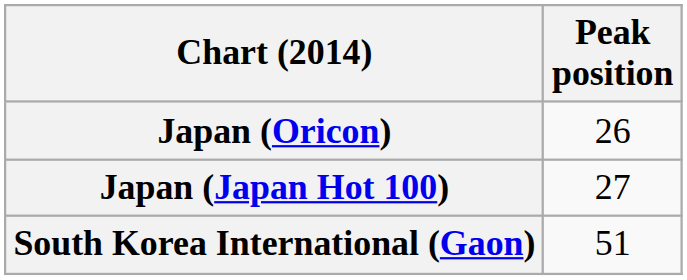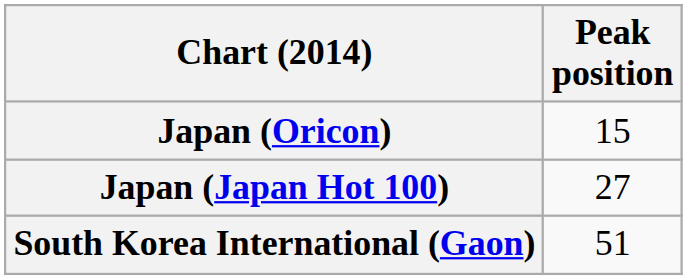(613, 130) 26 -> (613, 130) 15
